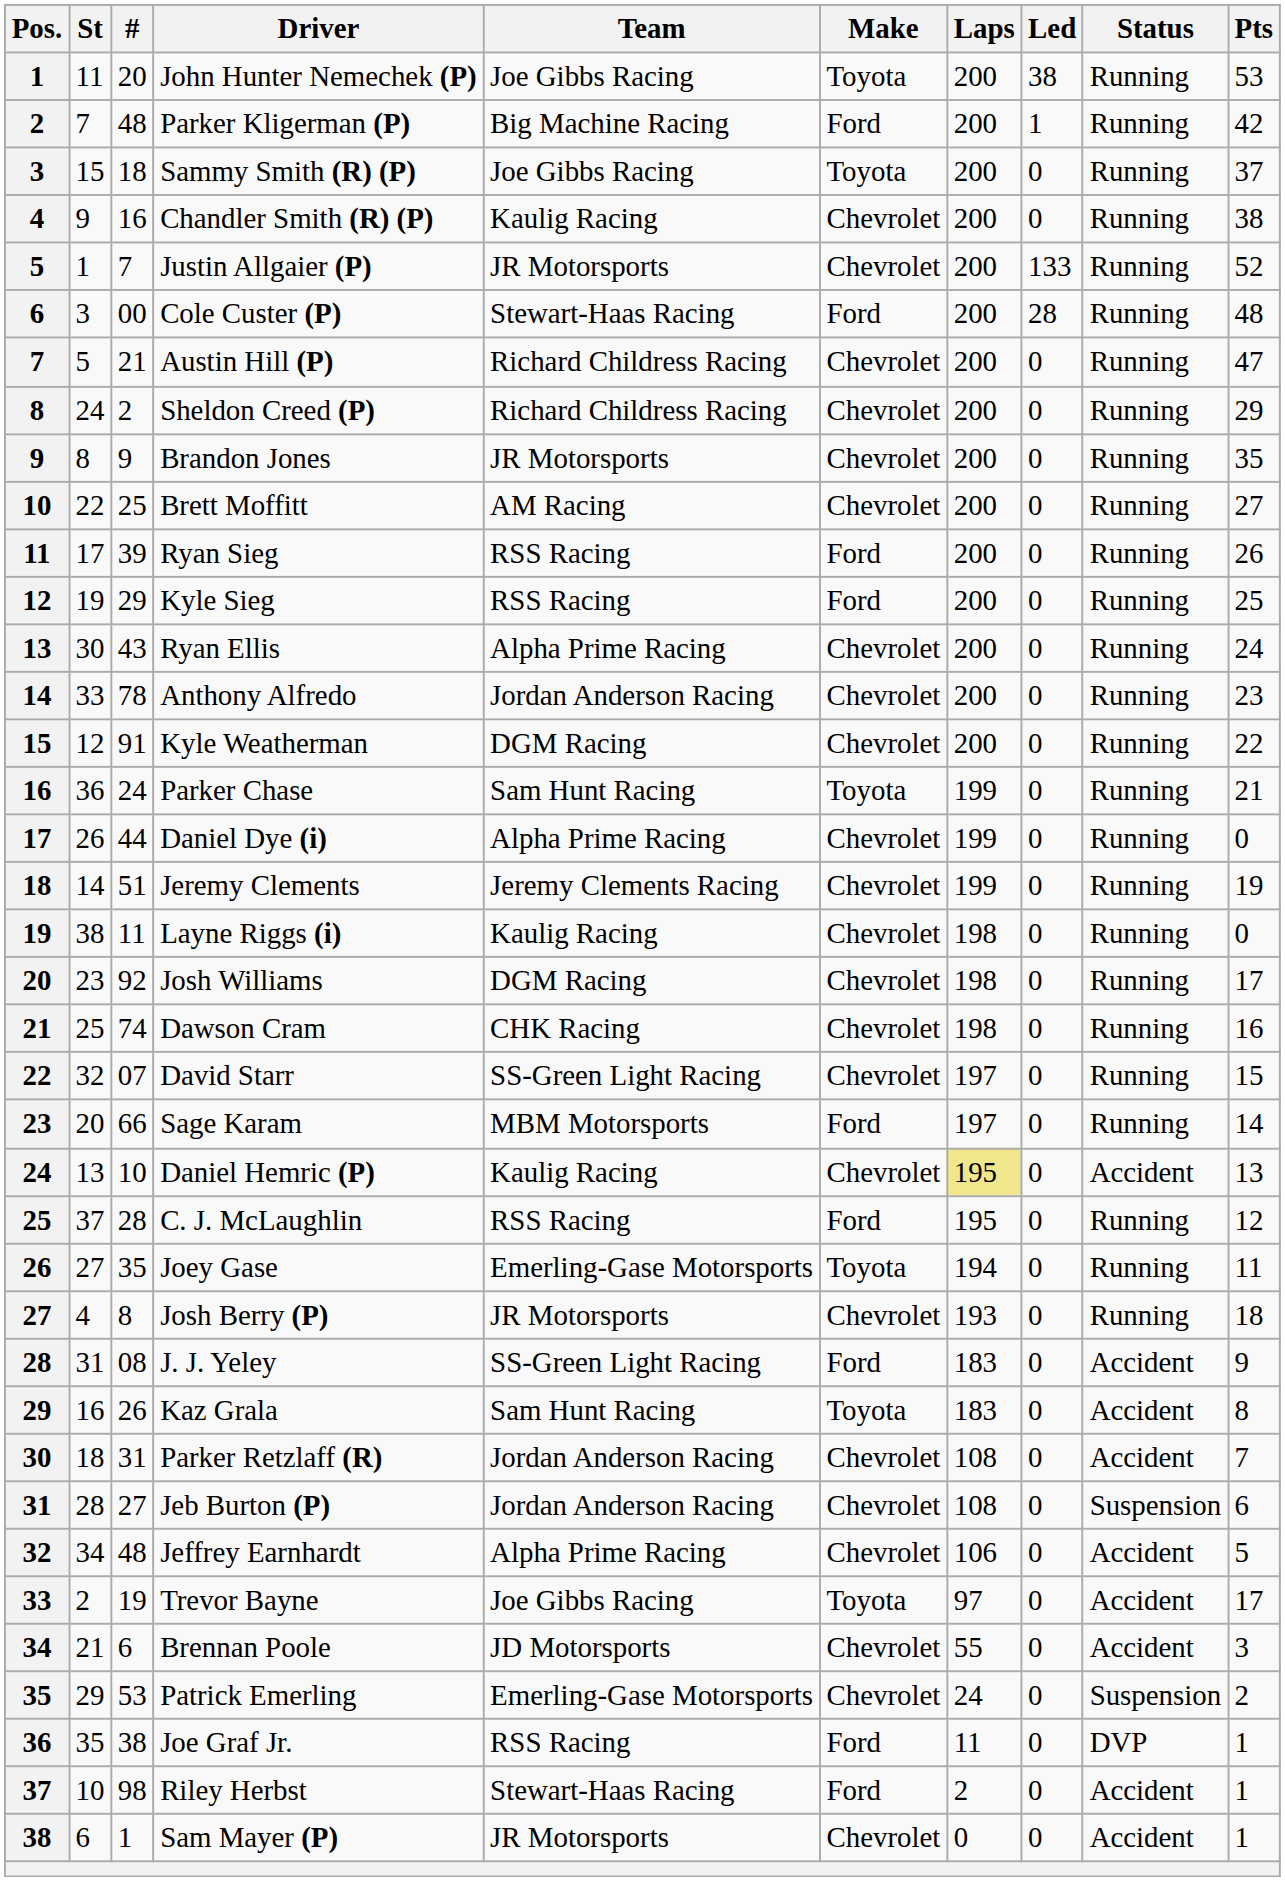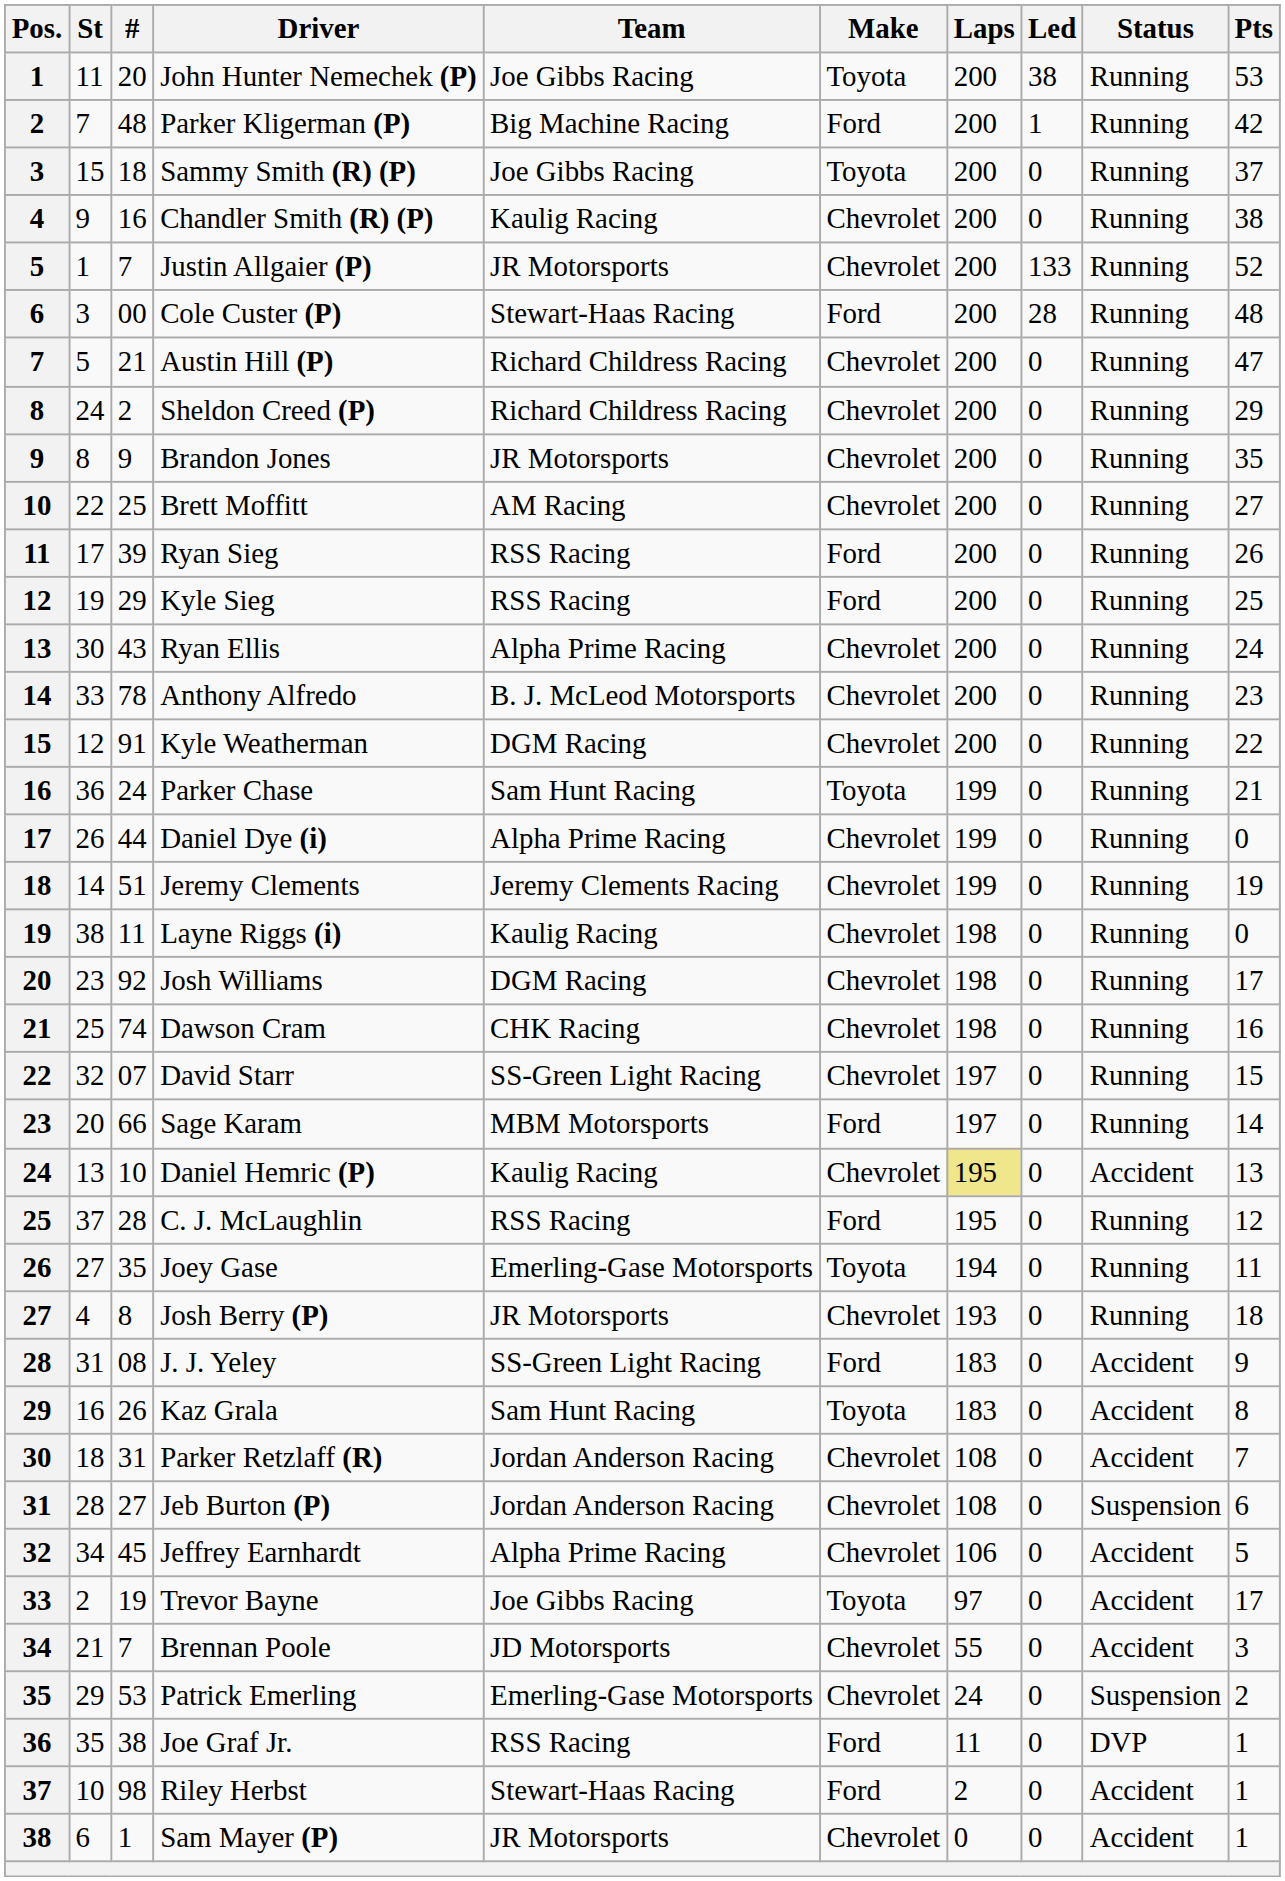(632, 695) Jordan Anderson Racing -> (643, 695) B. J. McLeod Motorsports
(132, 1552) 48 -> (132, 1552) 45
(125, 1647) 6 -> (125, 1647) 7
